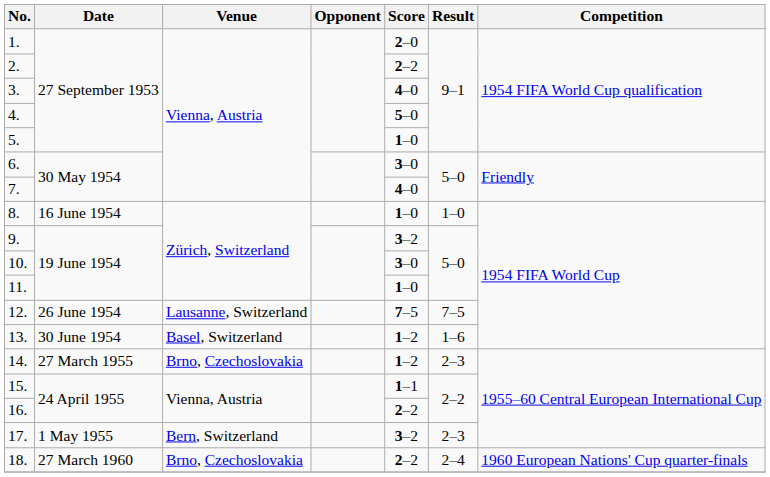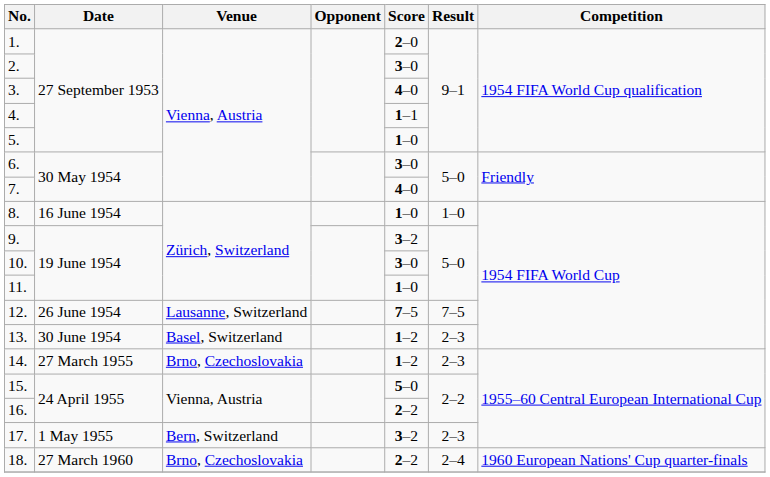(406, 66) 2–2 -> (406, 66) 3–0
(406, 115) 5–0 -> (406, 115) 1–1
(453, 336) 1–6 -> (453, 336) 2–3
(406, 386) 1–1 -> (406, 386) 5–0
